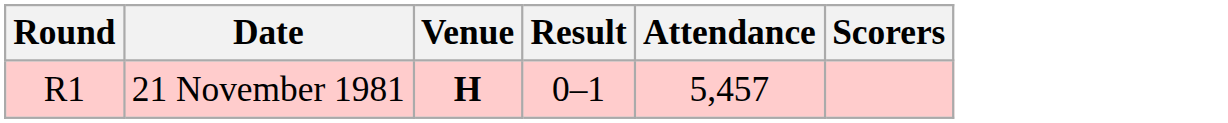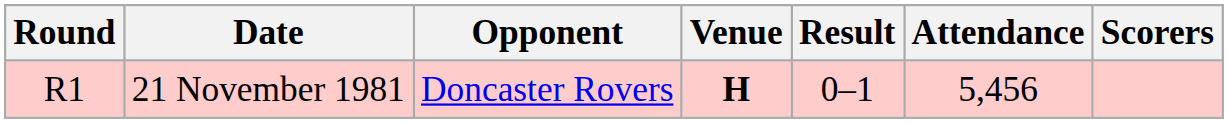+ column: (547, 32)
(729, 88) 5,457 -> (998, 88) 5,456
